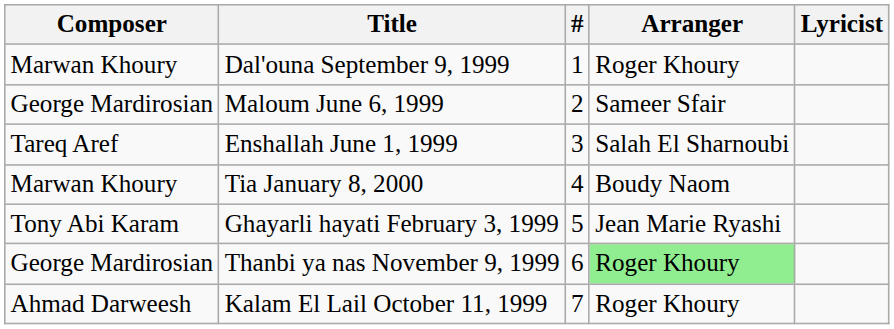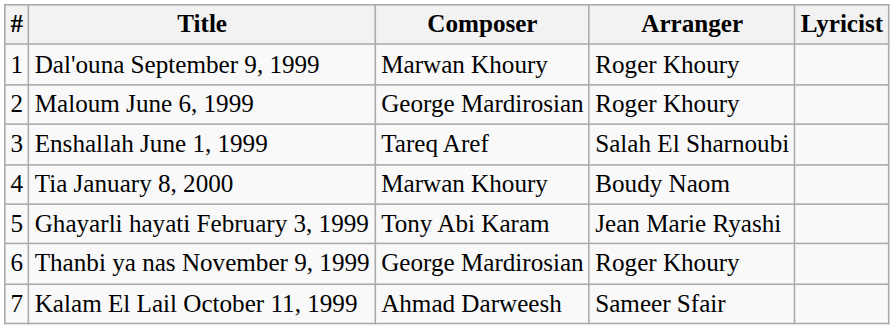columns swapped: (577, 24) <-> (112, 24)
(660, 104) Sameer Sfair -> (667, 104) Roger Khoury
(667, 263) lightgreen background -> (667, 263) no background
(667, 303) Roger Khoury -> (660, 303) Sameer Sfair
